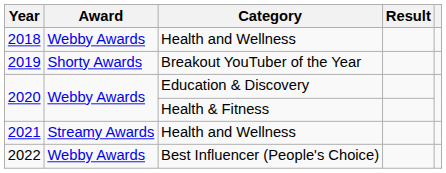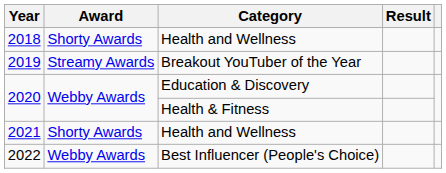(96, 39) Webby Awards -> (95, 39) Shorty Awards
(95, 62) Shorty Awards -> (101, 62) Streamy Awards
(101, 132) Streamy Awards -> (95, 132) Shorty Awards
